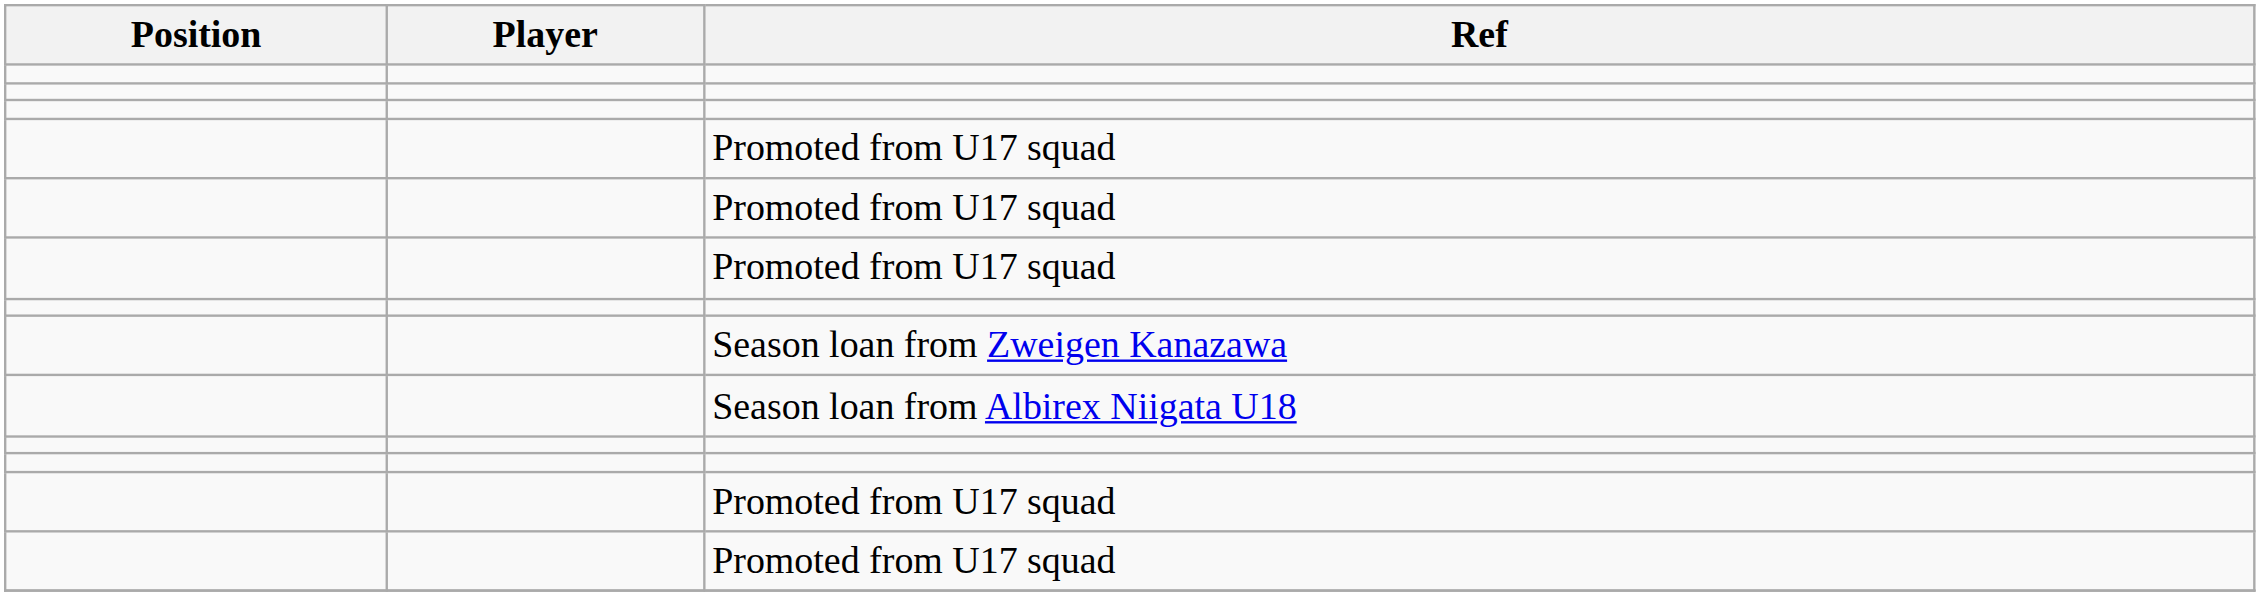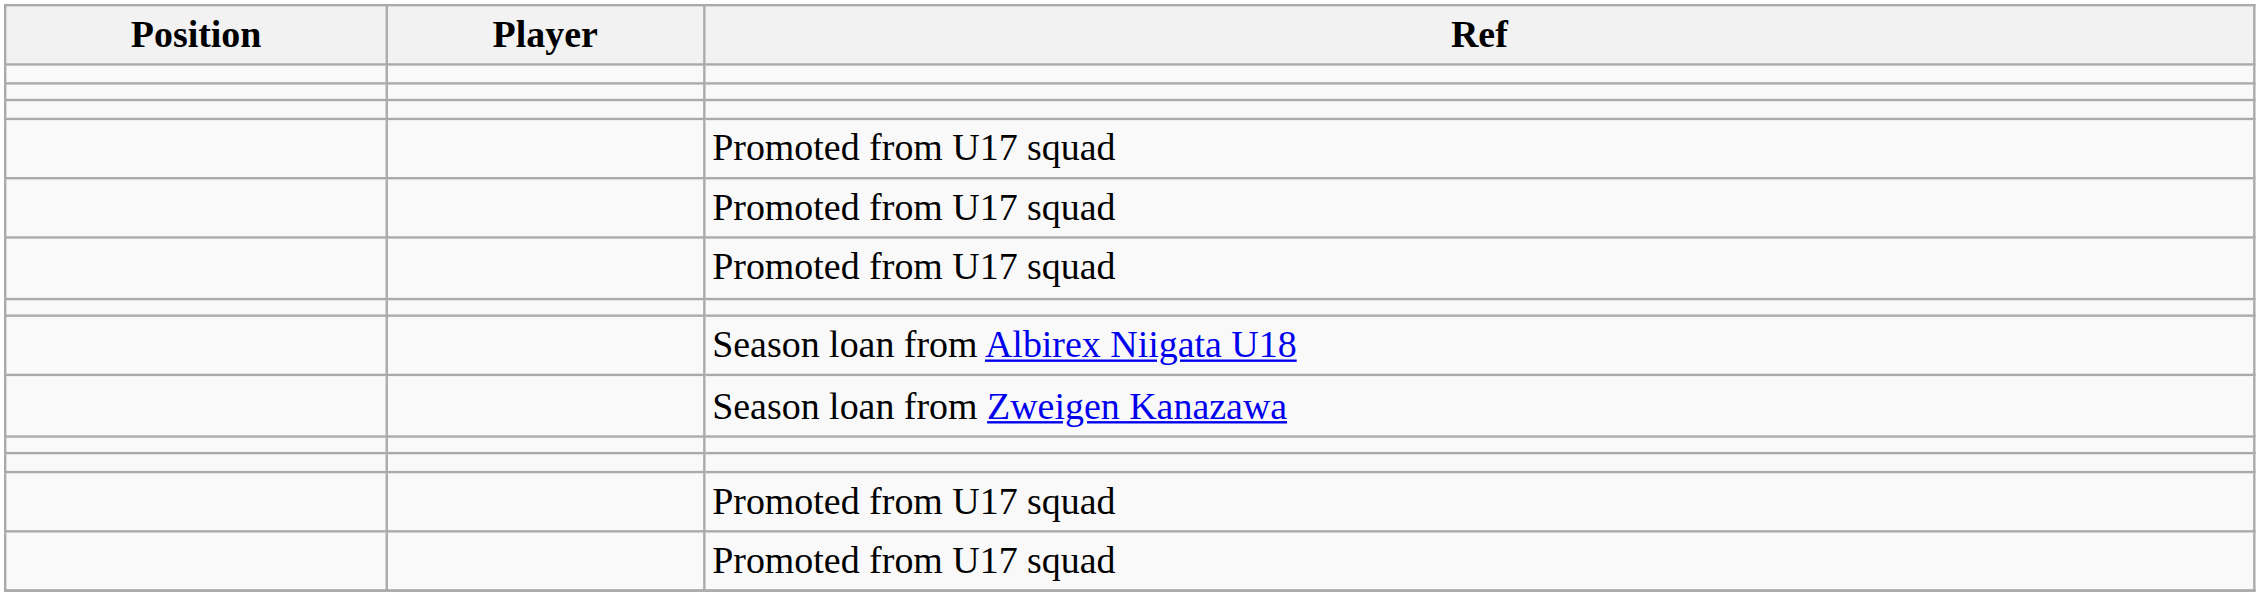rows swapped: (196, 346) <-> (196, 406)
